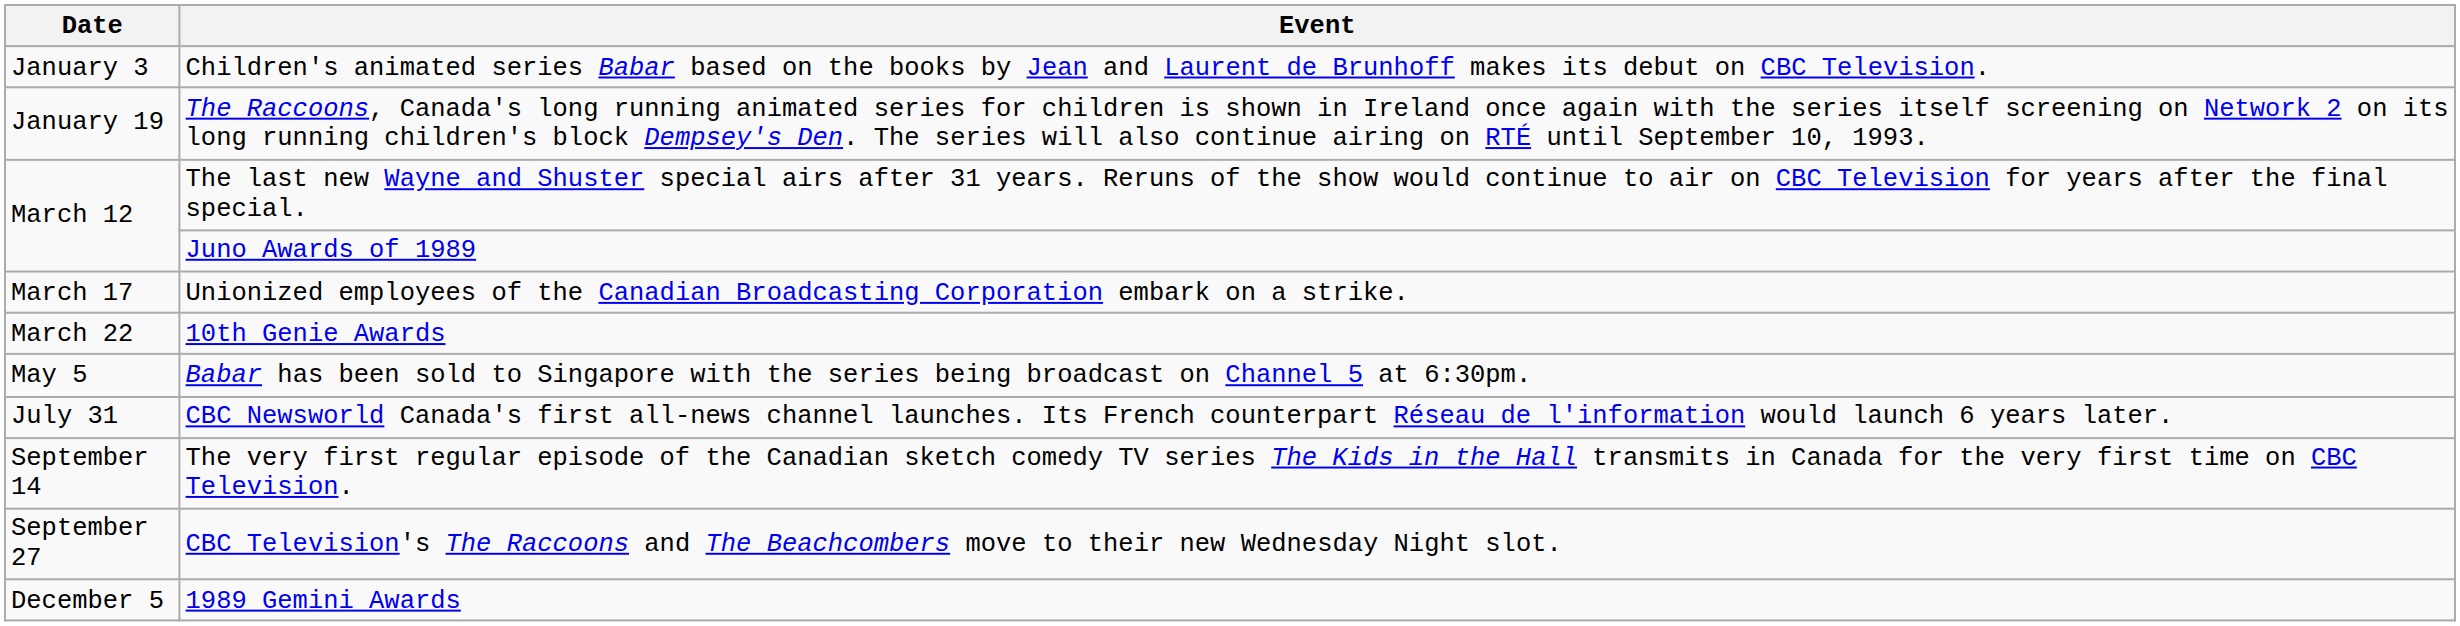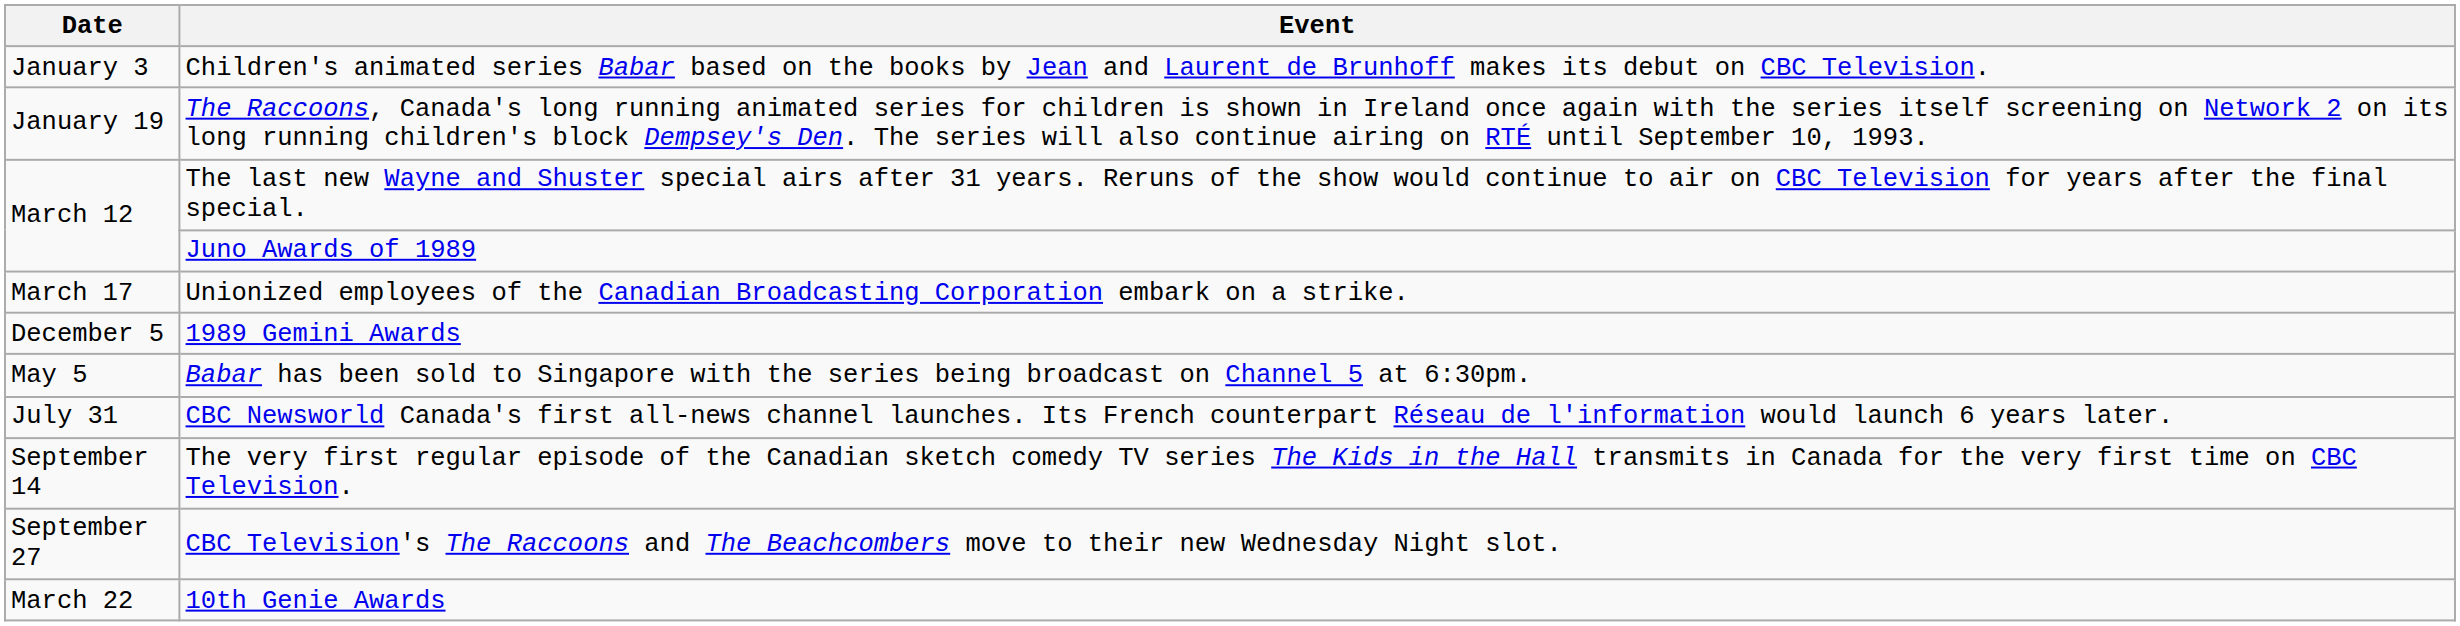rows swapped: (316, 334) <-> (323, 600)
